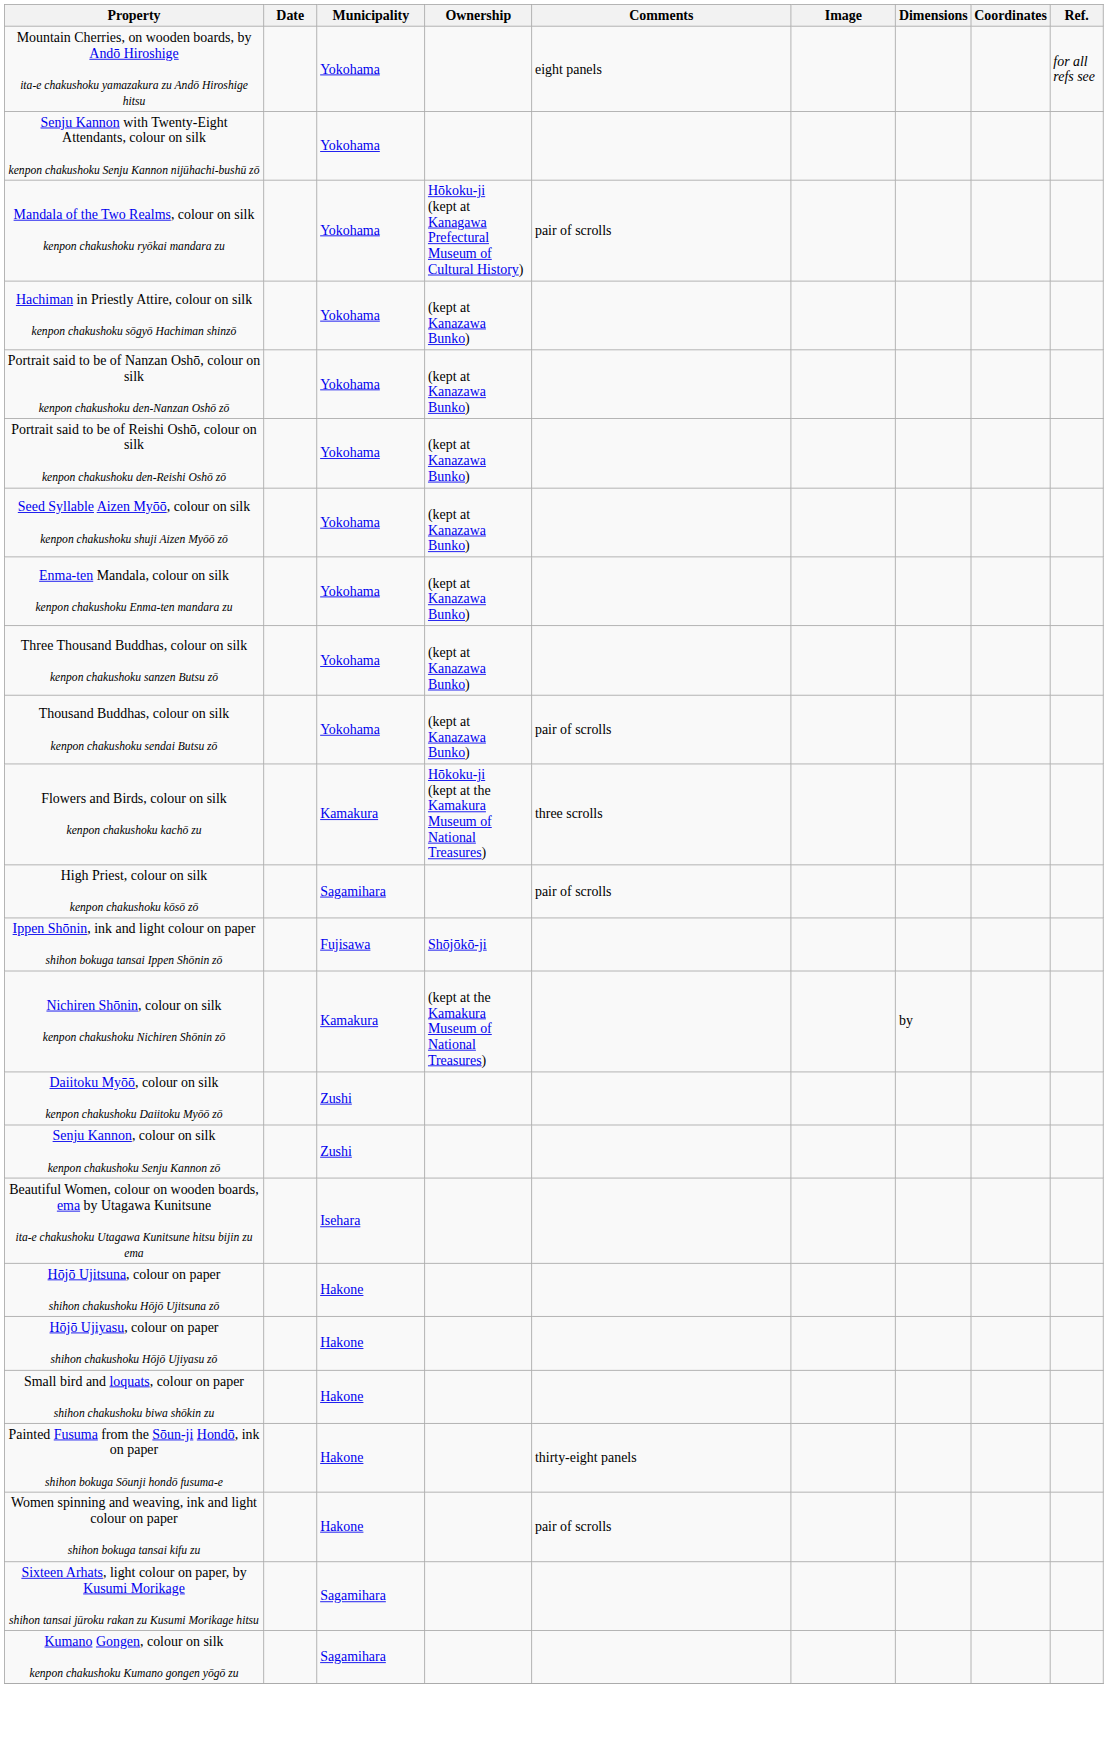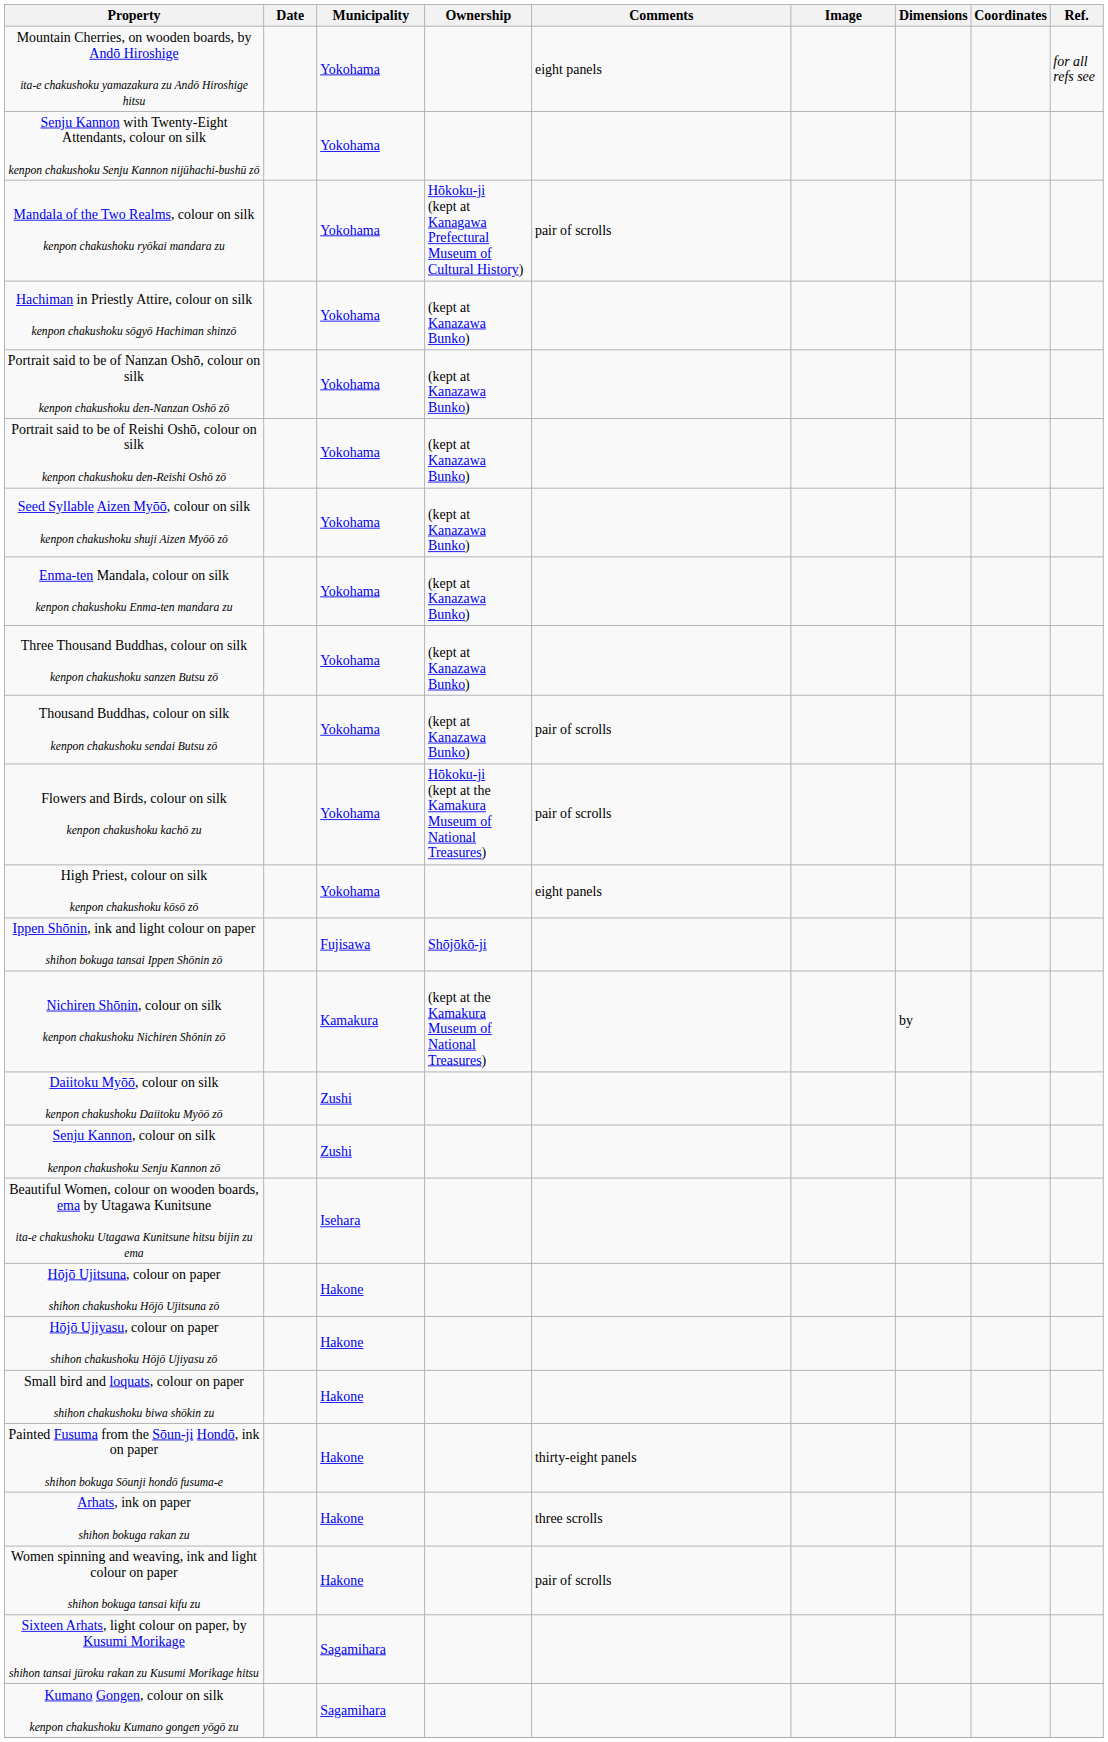(349, 814) Kamakura -> (350, 814) Yokohama
(569, 814) three scrolls -> (573, 814) pair of scrolls
(353, 891) Sagamihara -> (350, 891) Yokohama
(573, 891) pair of scrolls -> (568, 891) eight panels
+ row: (134, 1519)
